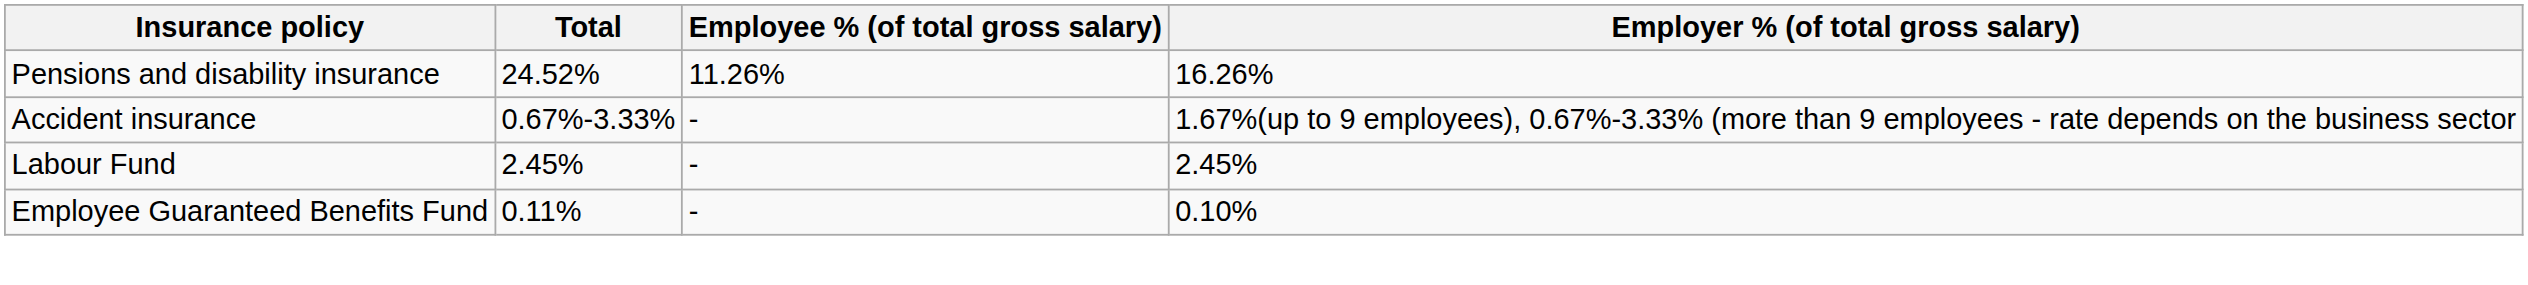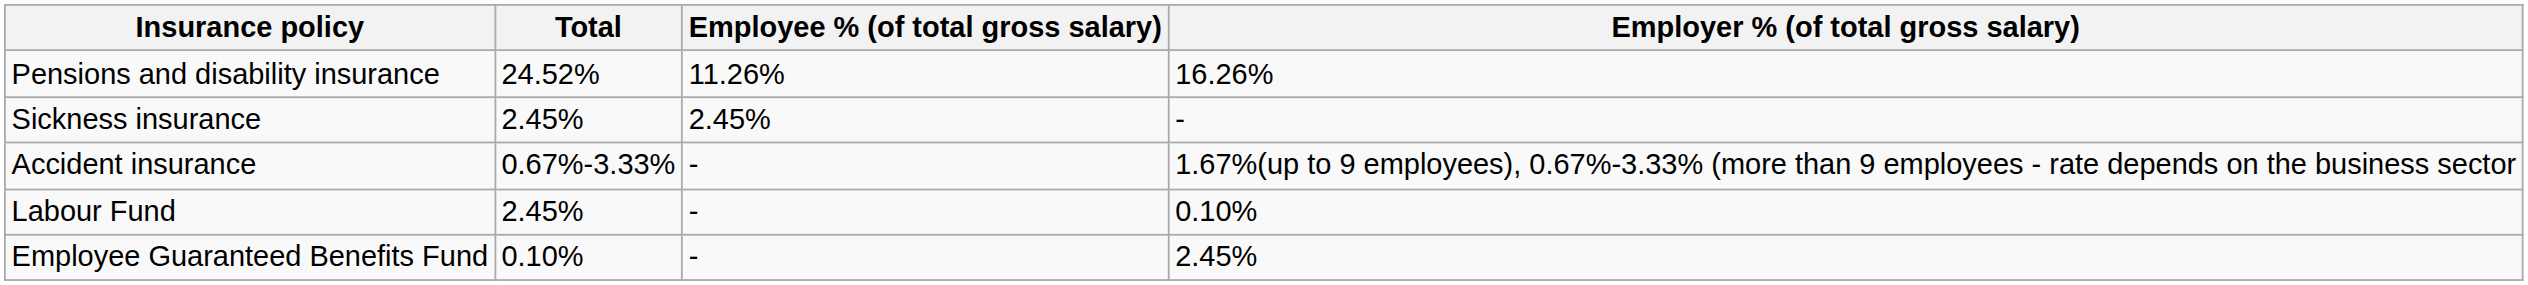+ row: (136, 119)
(1216, 165) 2.45% -> (1216, 211) 0.10%
(541, 211) 0.11% -> (543, 257) 0.10%
(1216, 211) 0.10% -> (1216, 257) 2.45%
